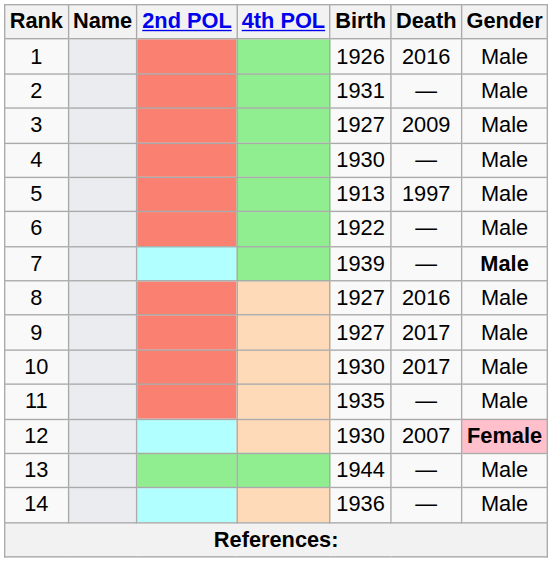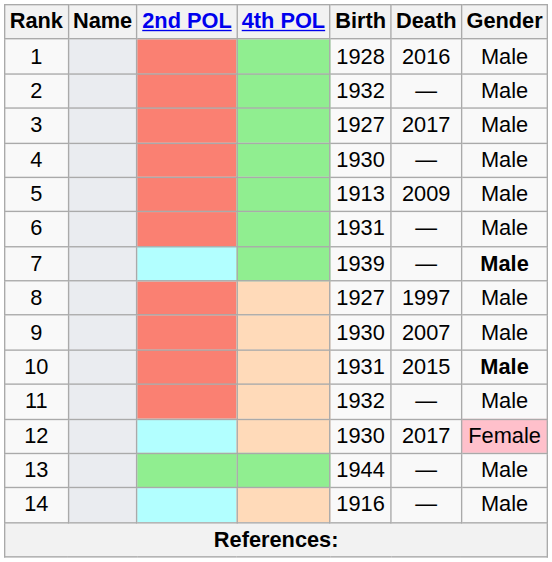(361, 56) 1926 -> (361, 56) 1928
(361, 90) 1931 -> (361, 90) 1932
(426, 125) 2009 -> (426, 125) 2017
(426, 194) 1997 -> (426, 194) 2009
(361, 228) 1922 -> (361, 228) 1931
(426, 297) 2016 -> (426, 297) 1997
(361, 332) 1927 -> (361, 332) 1930
(426, 332) 2017 -> (426, 332) 2007
(361, 366) 1930 -> (361, 366) 1931
(426, 366) 2017 -> (426, 366) 2015
(505, 366) normal -> (505, 366) bold
(361, 401) 1935 -> (361, 401) 1932
(426, 435) 2007 -> (426, 435) 2017
(505, 435) bold -> (505, 435) normal
(361, 504) 1936 -> (361, 504) 1916
